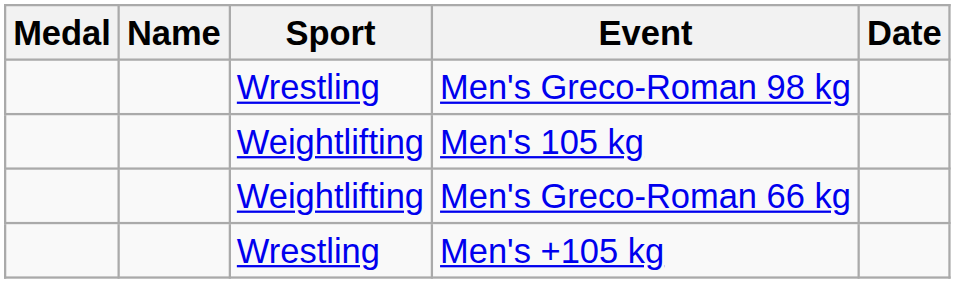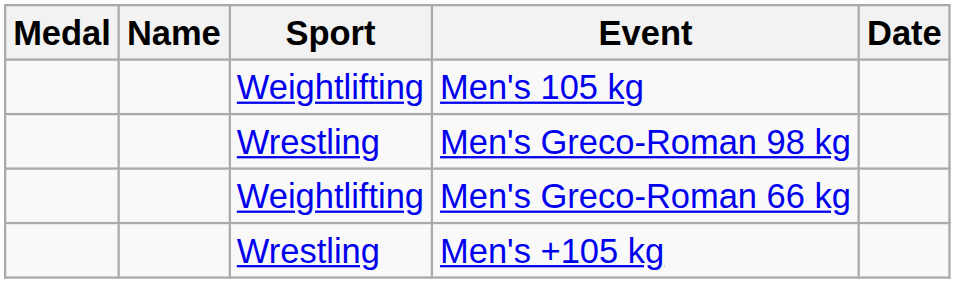rows swapped: (646, 87) <-> (542, 142)
